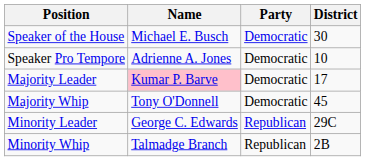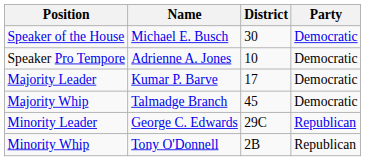columns swapped: (276, 15) <-> (336, 15)
(174, 79) pink background -> (174, 79) no background
(175, 101) Tony O'Donnell -> (179, 101) Talmadge Branch
(179, 144) Talmadge Branch -> (175, 144) Tony O'Donnell
